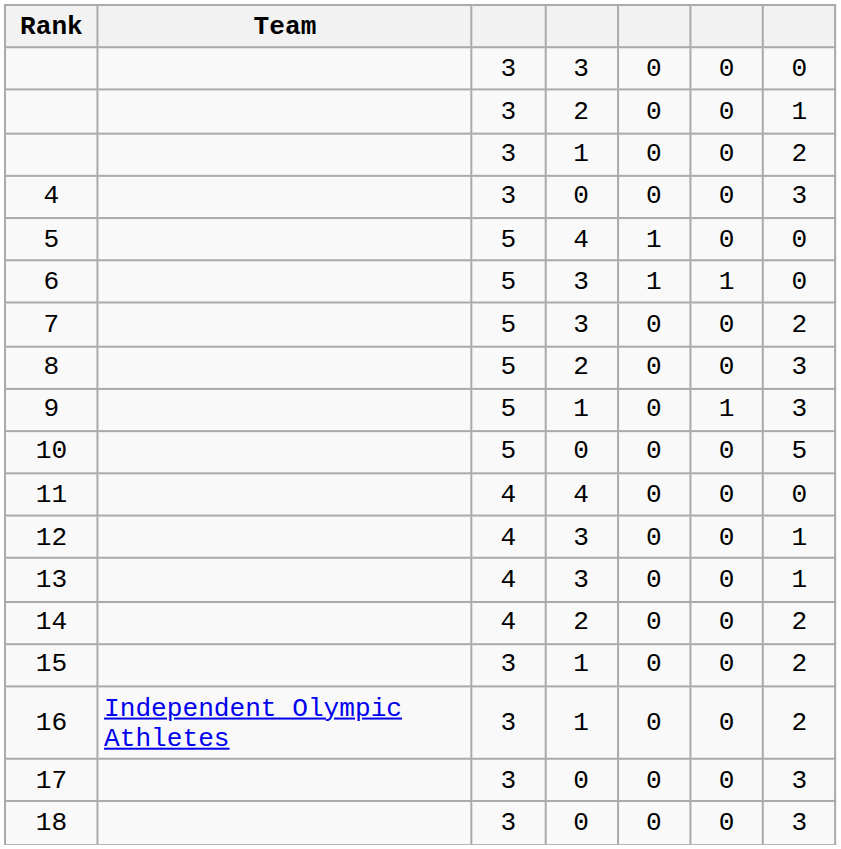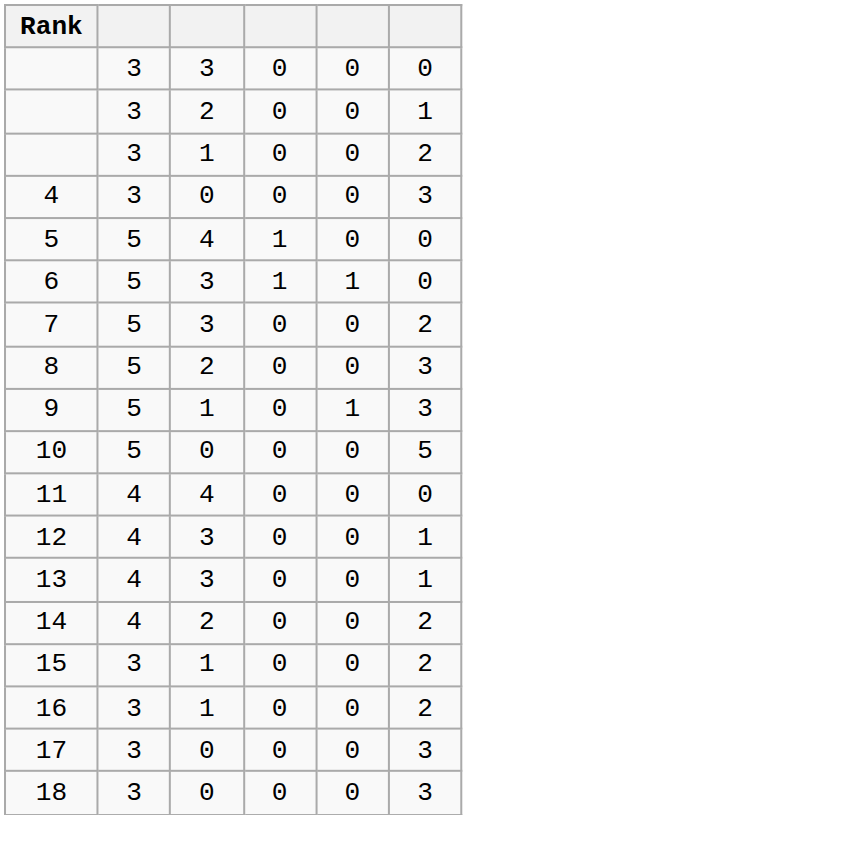- column: (285, 26)
